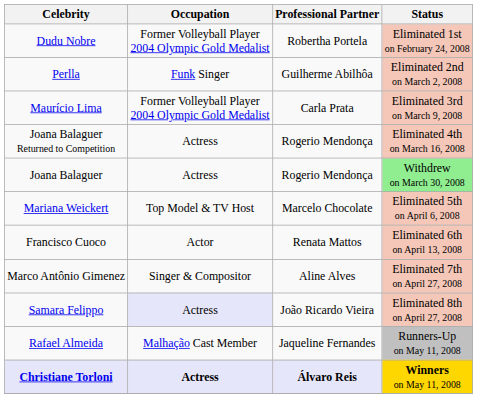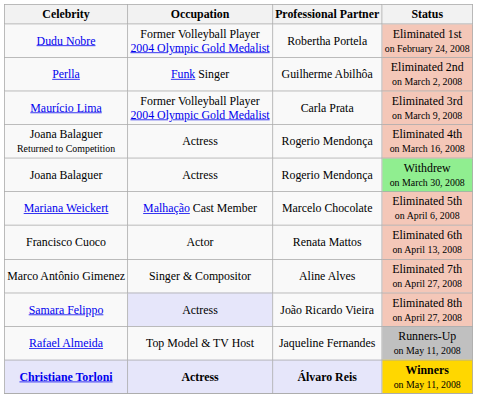(200, 208) Top Model & TV Host -> (200, 208) Malhação Cast Member
(200, 343) Malhação Cast Member -> (200, 343) Top Model & TV Host
